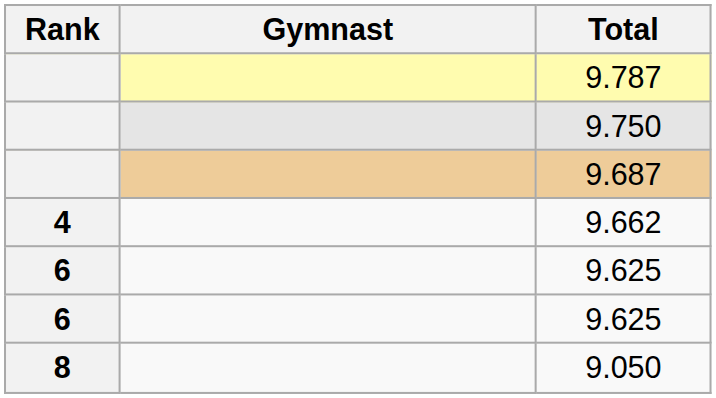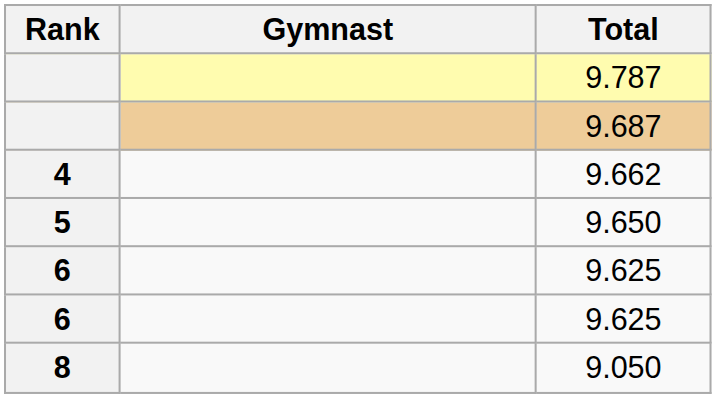- row: (62, 126)
+ row: (62, 223)
